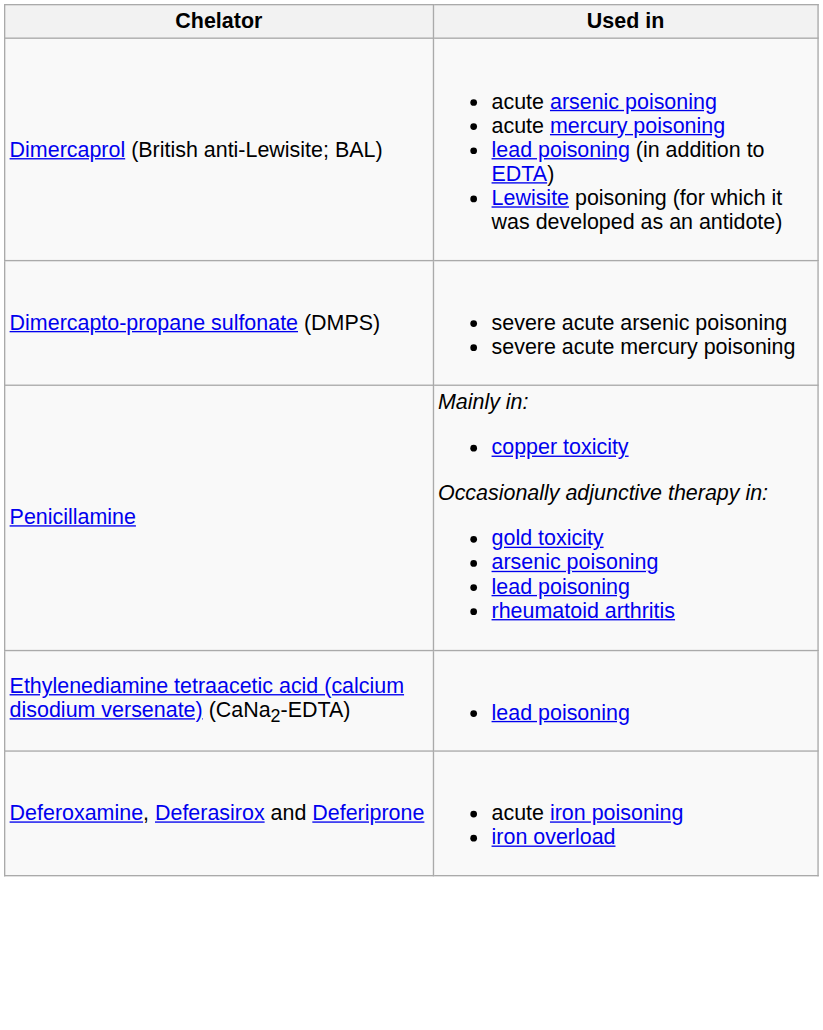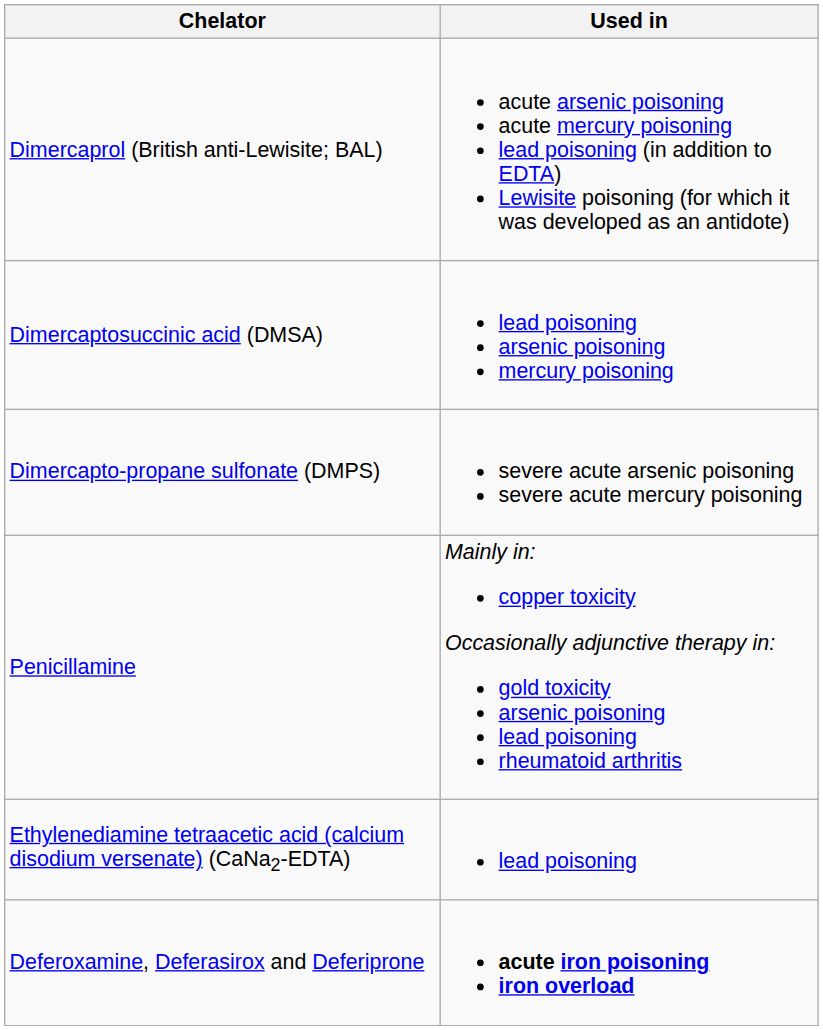+ row: (166, 334)
(626, 826) normal -> (629, 975) bold
